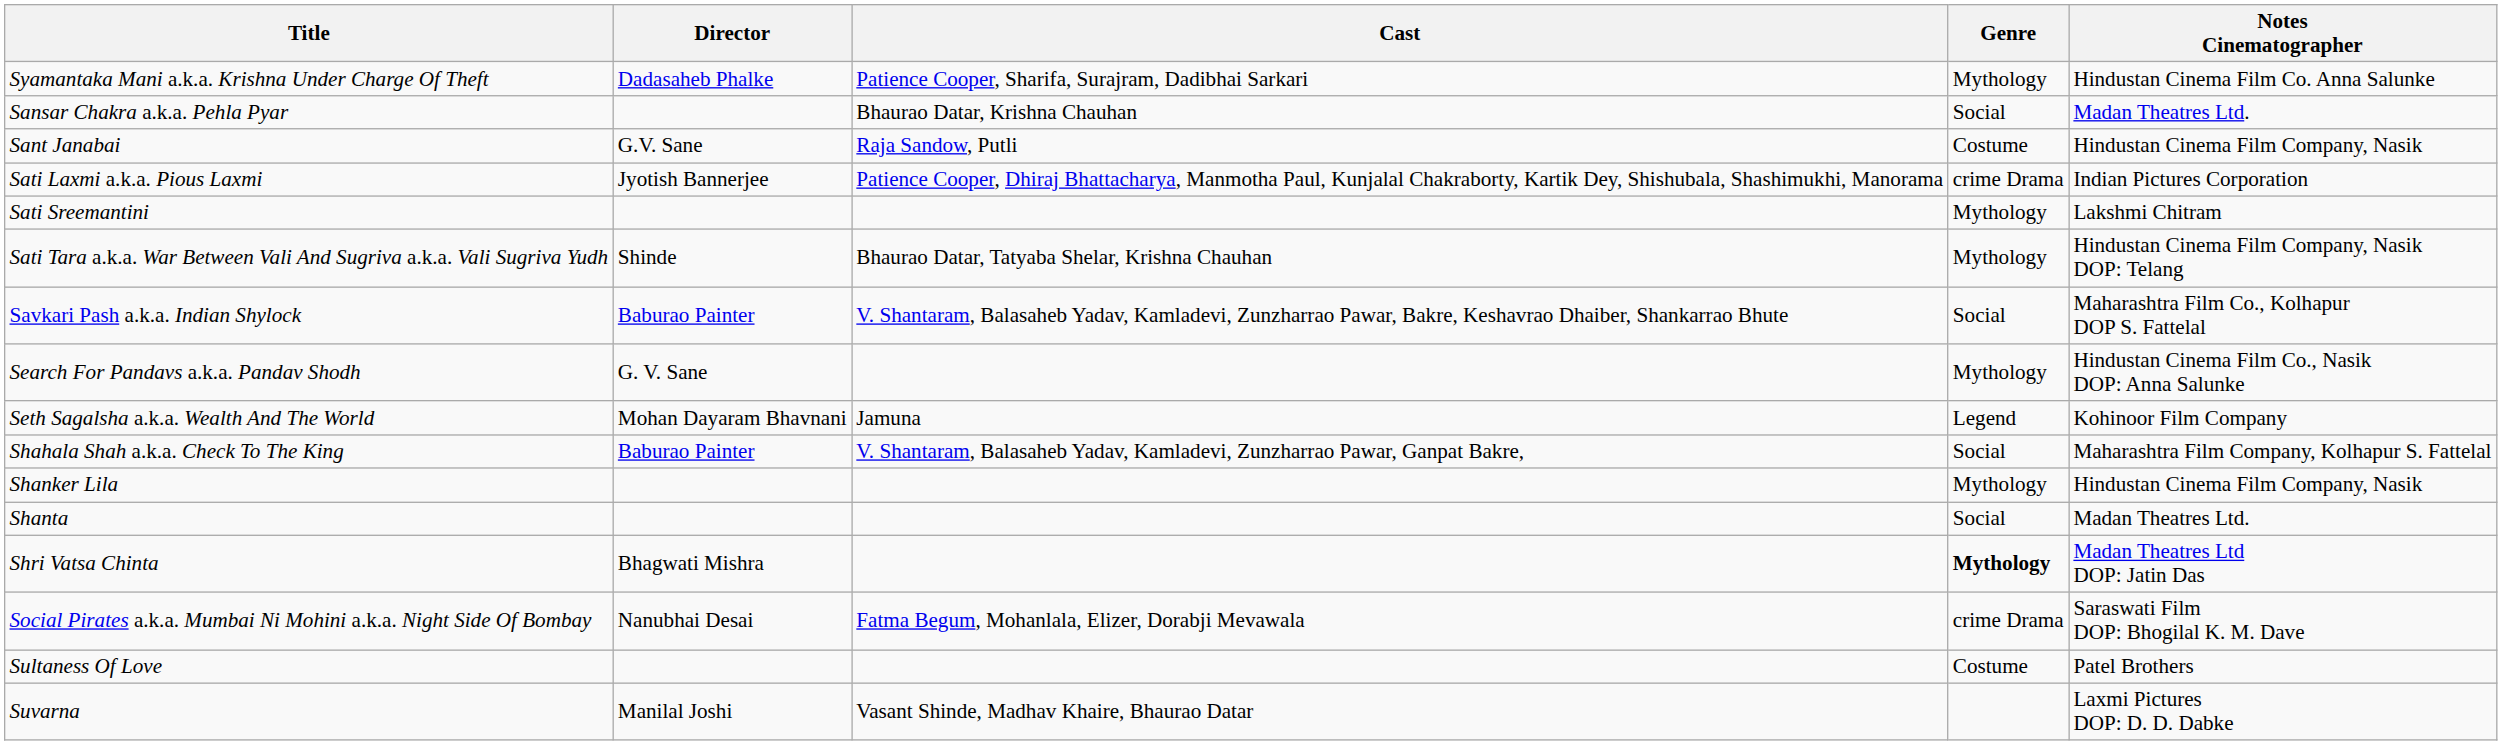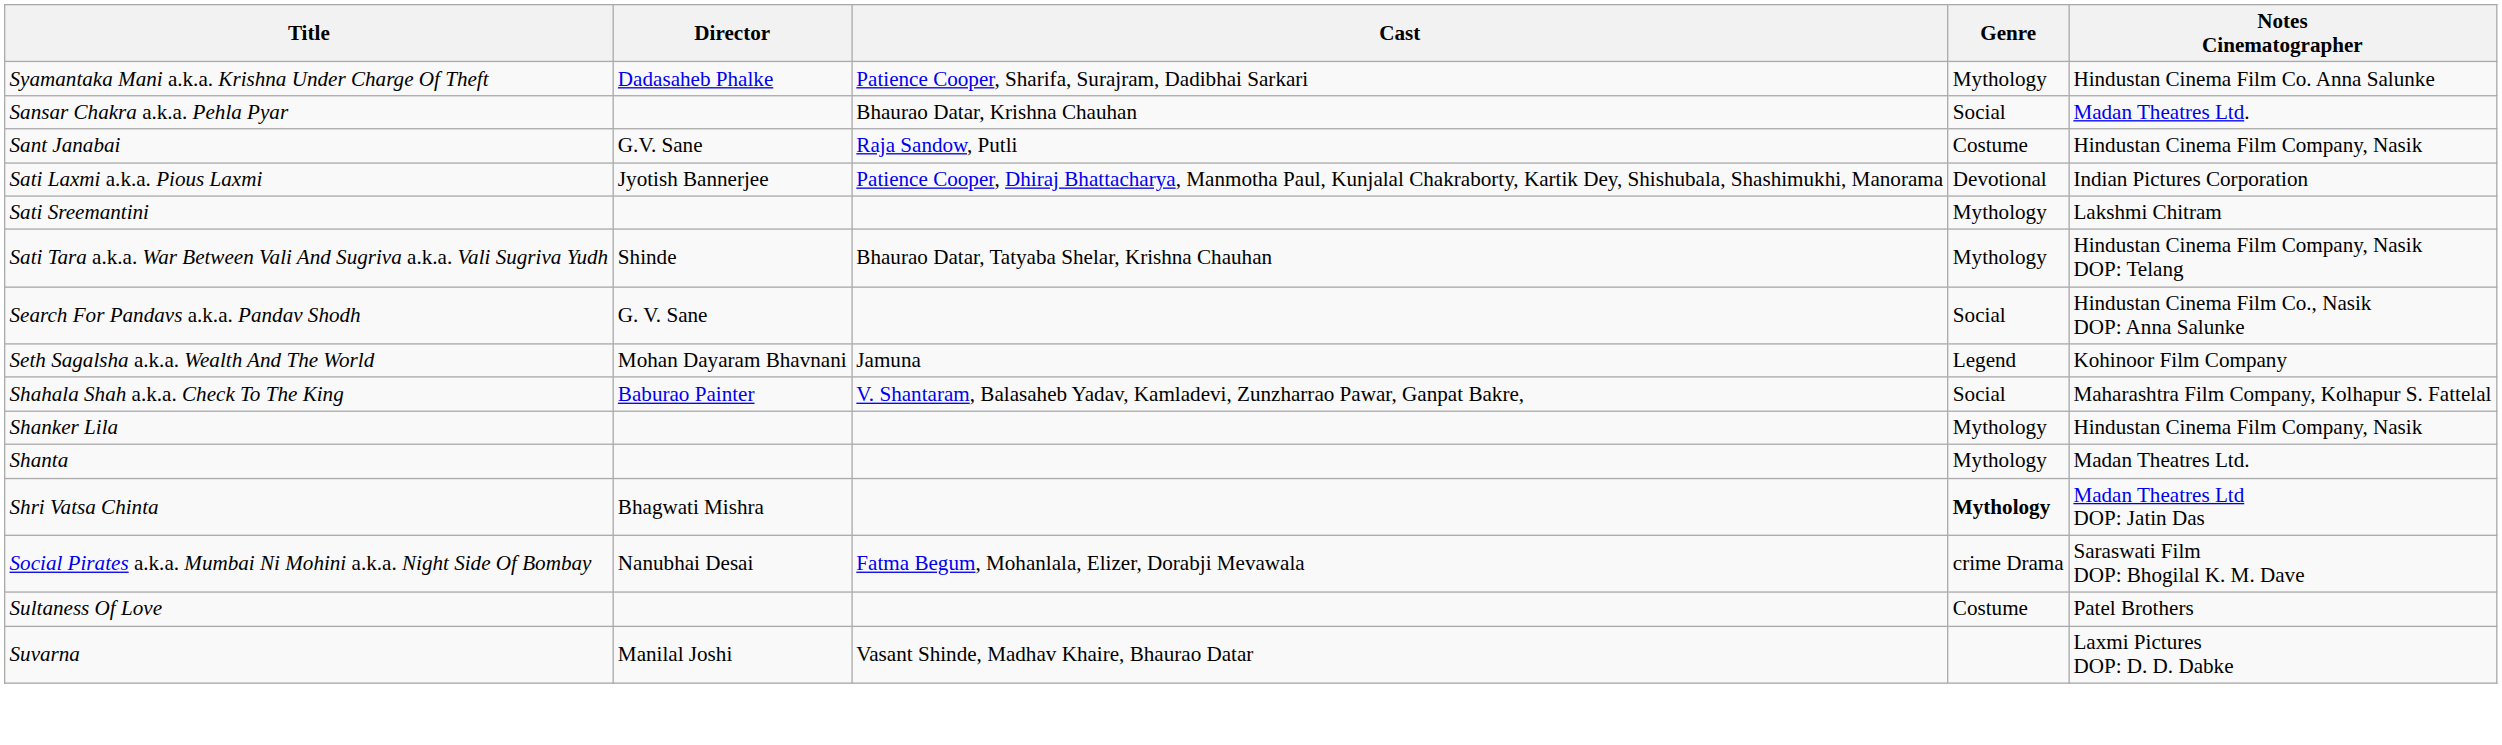(2008, 178) crime Drama -> (2000, 178) Devotional
- row: (155, 315)
(2000, 372) Mythology -> (1979, 315) Social
(1979, 518) Social -> (2000, 460) Mythology
